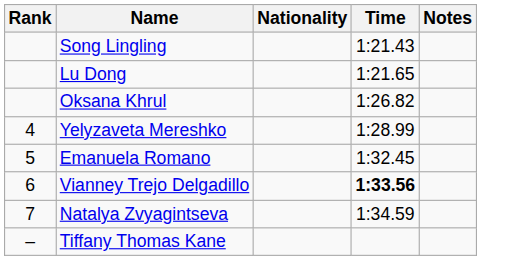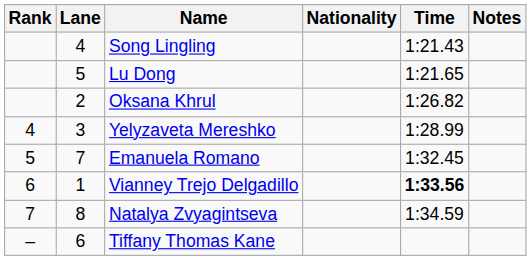+ column: (80, 18)
